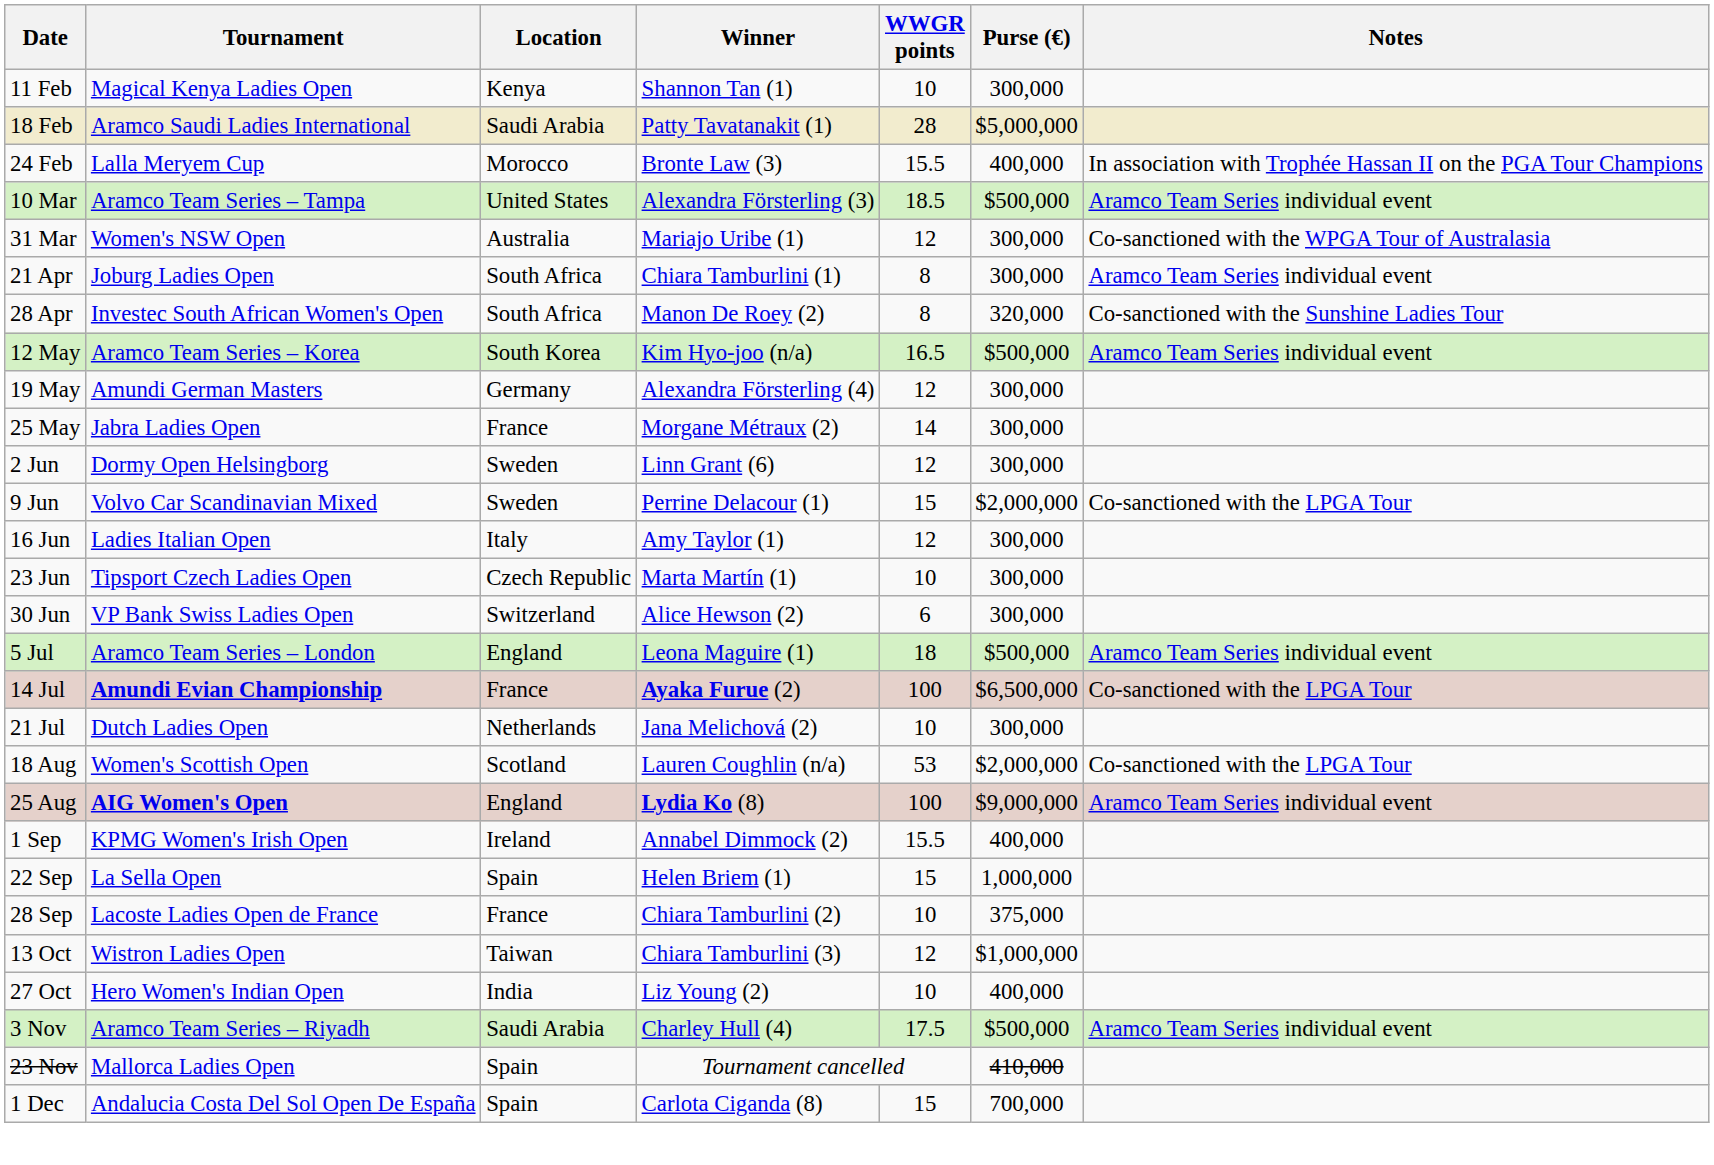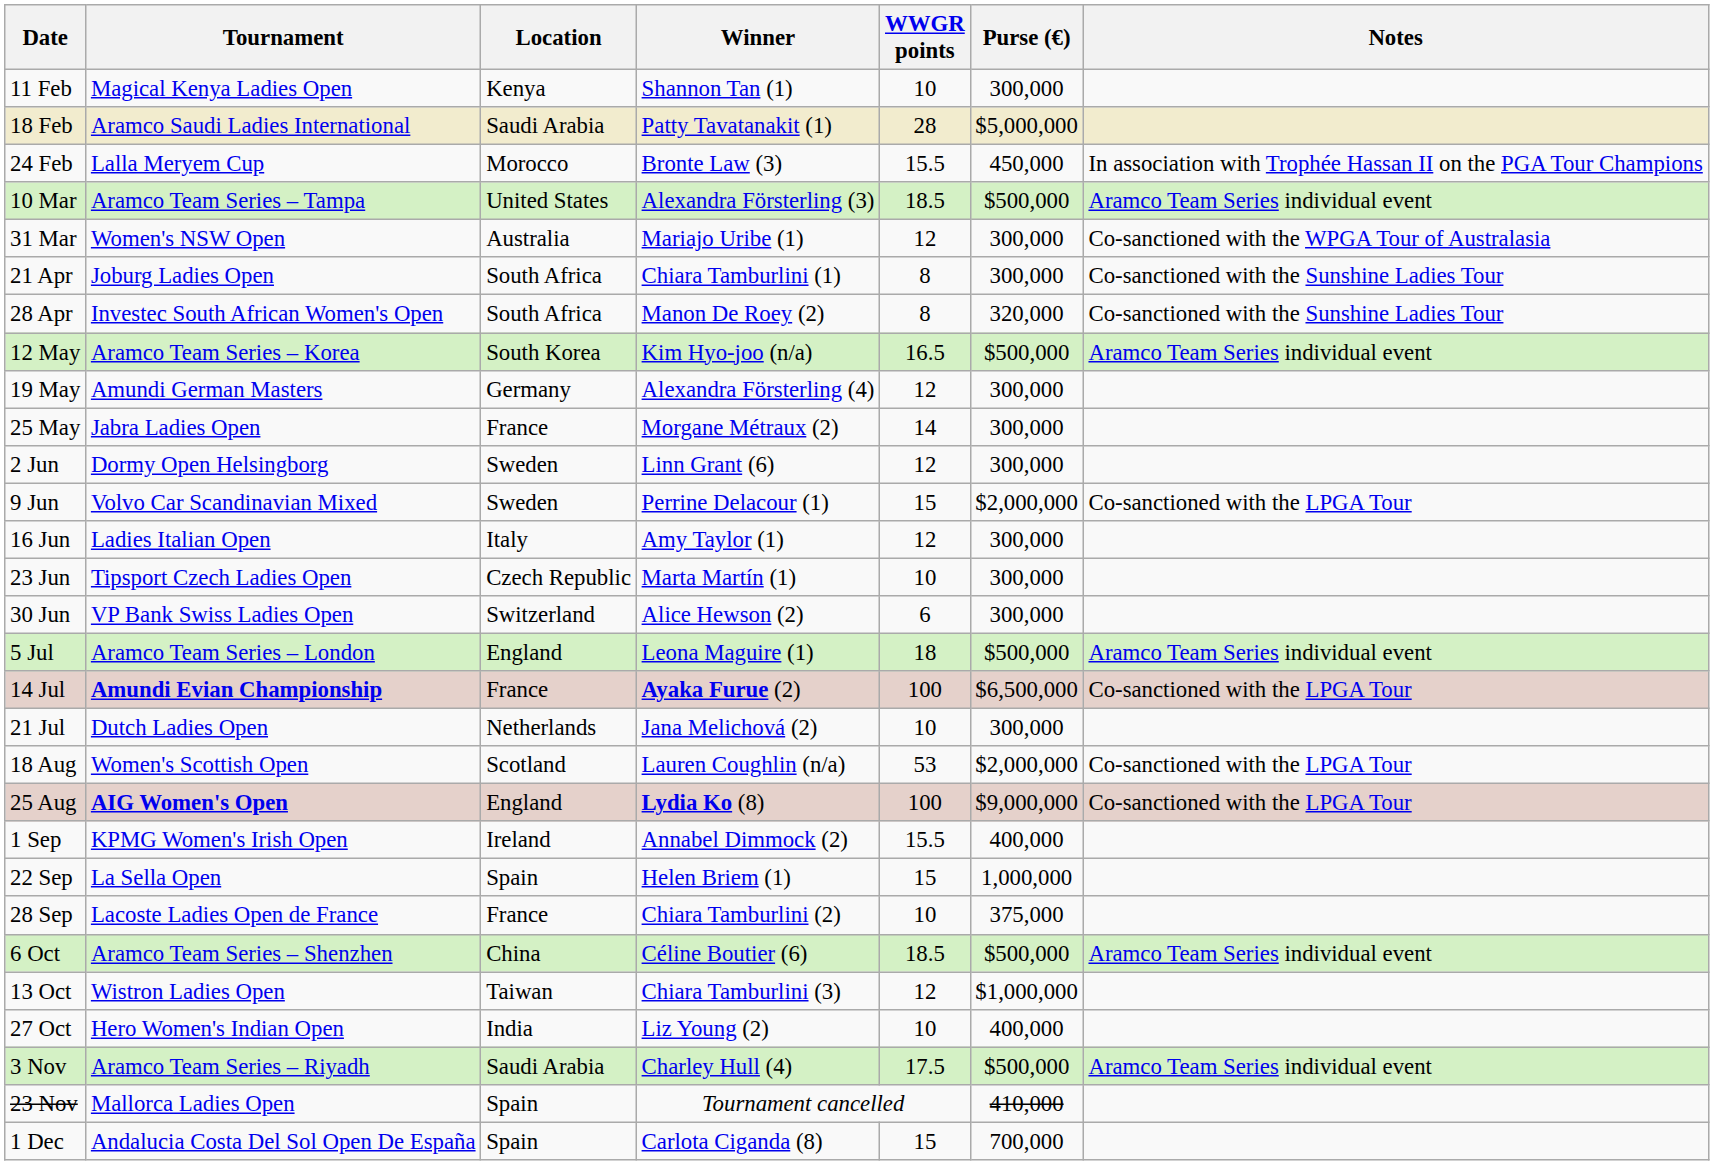(1027, 163) 400,000 -> (1027, 163) 450,000
(1260, 276) Aramco Team Series individual event -> (1296, 276) Co-sanctioned with the Sunshine Ladies Tour
(1260, 802) Aramco Team Series individual event -> (1250, 802) Co-sanctioned with the LPGA Tour
+ row: (35, 952)
